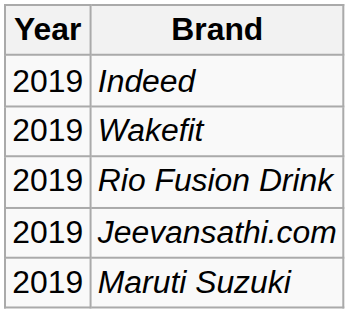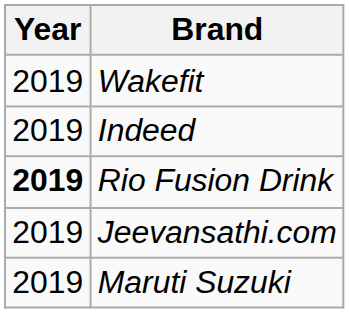rows swapped: (147, 80) <-> (151, 130)
(48, 181) normal -> (48, 181) bold
